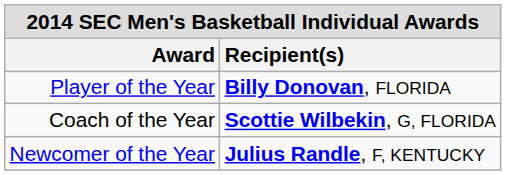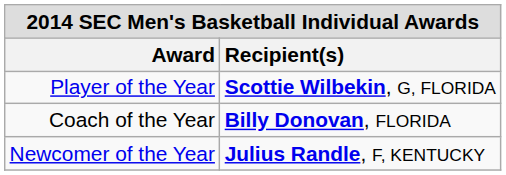(338, 88) Billy Donovan, FLORIDA -> (360, 88) Scottie Wilbekin, G, FLORIDA
(360, 121) Scottie Wilbekin, G, FLORIDA -> (338, 121) Billy Donovan, FLORIDA
